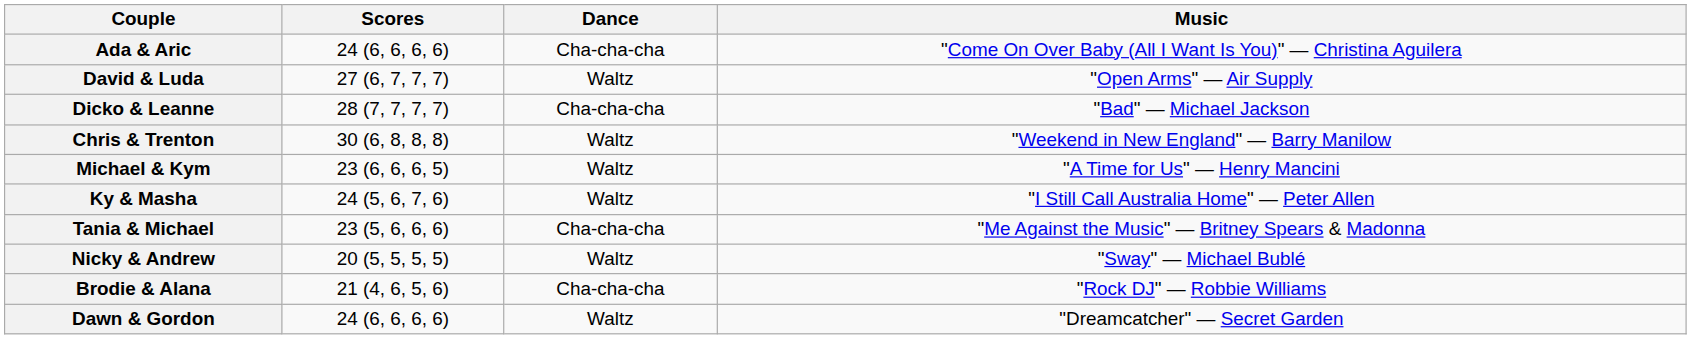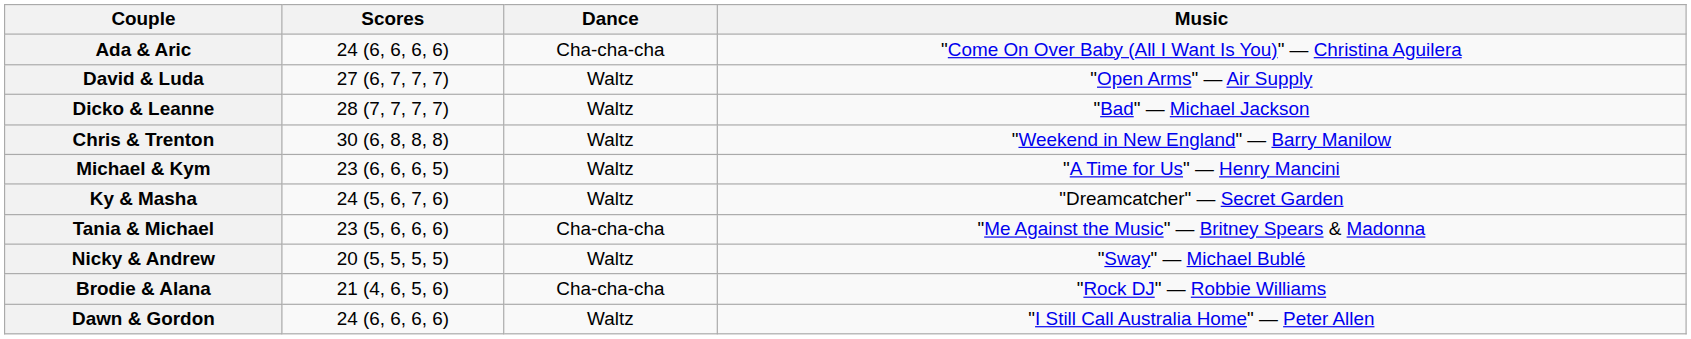(610, 109) Cha-cha-cha -> (610, 109) Waltz
(1201, 199) "I Still Call Australia Home" — Peter Allen -> (1201, 199) "Dreamcatcher" — Secret Garden
(1201, 318) "Dreamcatcher" — Secret Garden -> (1201, 318) "I Still Call Australia Home" — Peter Allen
